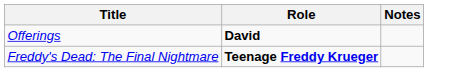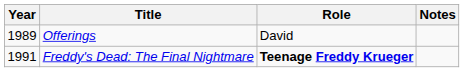+ column: (22, 14)
(242, 35) bold -> (277, 35) normal
